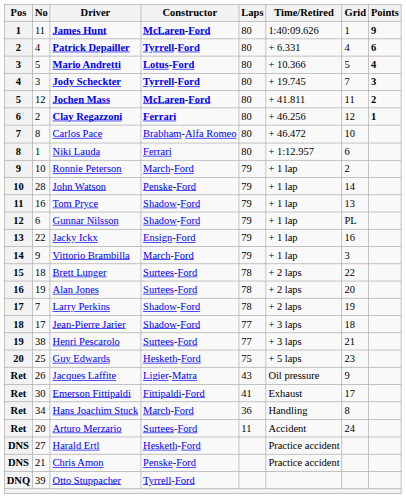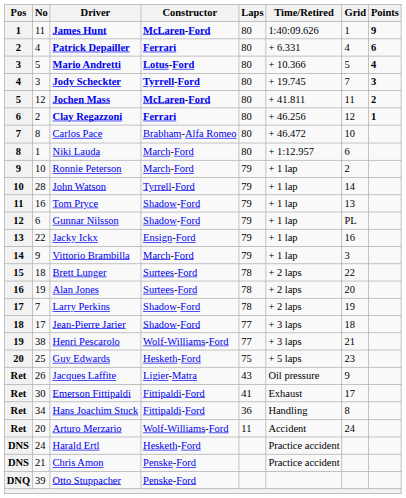(171, 47) Tyrrell-Ford -> (160, 47) Ferrari
(157, 151) Ferrari -> (168, 151) March-Ford
(170, 186) Penske-Ford -> (169, 186) Tyrrell-Ford
(170, 341) Surtees-Ford -> (186, 341) Wolf-Williams-Ford
(168, 411) March-Ford -> (174, 411) Fittipaldi-Ford
(170, 428) Surtees-Ford -> (186, 428) Wolf-Williams-Ford
(40, 445) 27 -> (40, 445) 24
(169, 480) Tyrrell-Ford -> (170, 480) Penske-Ford
